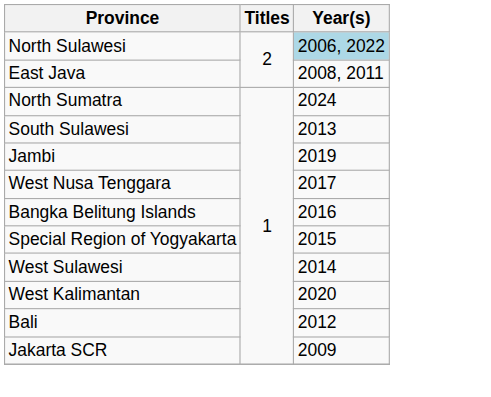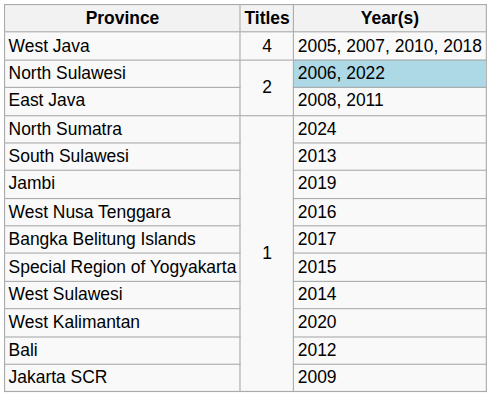+ row: (49, 45)
(317, 184) 2017 -> (317, 211) 2016
(317, 211) 2016 -> (317, 239) 2017
